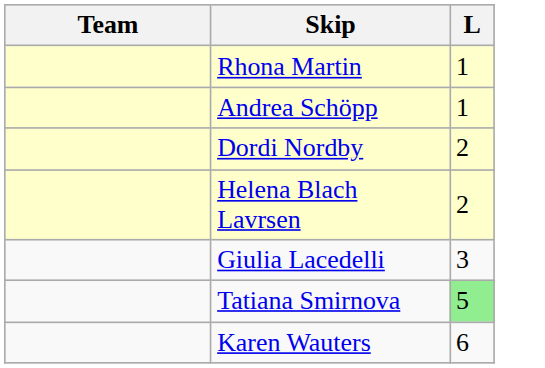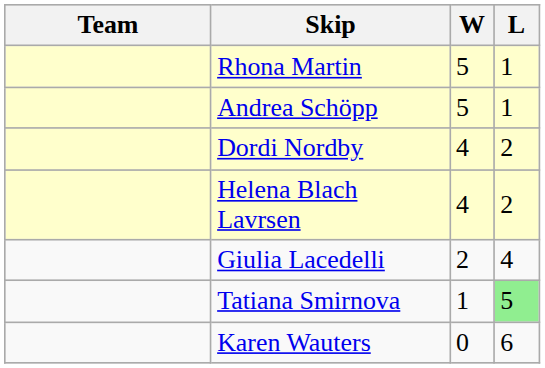+ column: (472, 25)
(462, 259) 3 -> (507, 259) 4
